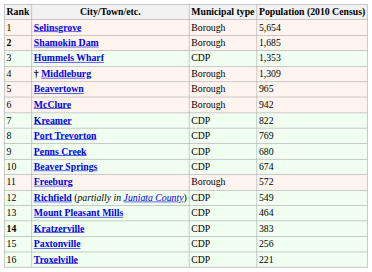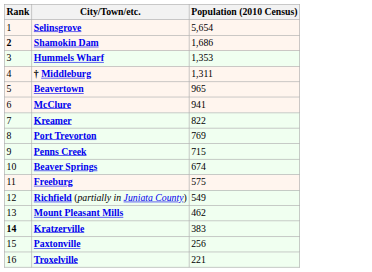- column: (223, 12)
(270, 43) 1,685 -> (202, 43) 1,686
(270, 74) 1,309 -> (202, 74) 1,311
(266, 105) 942 -> (199, 105) 941
(266, 151) 680 -> (199, 151) 715
(266, 182) 572 -> (199, 182) 575
(266, 213) 464 -> (199, 213) 462
